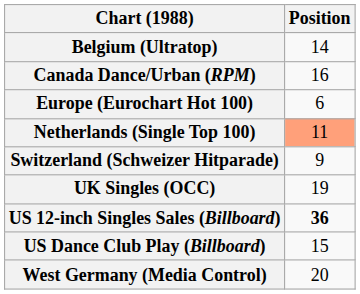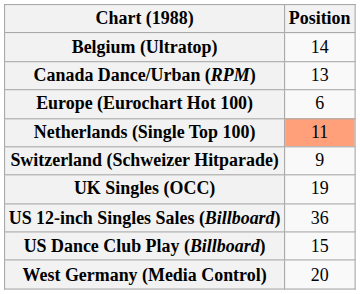(320, 75) 16 -> (320, 75) 13
(320, 217) bold -> (320, 217) normal
